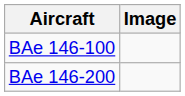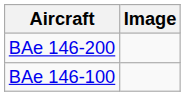rows swapped: (62, 47) <-> (62, 76)
